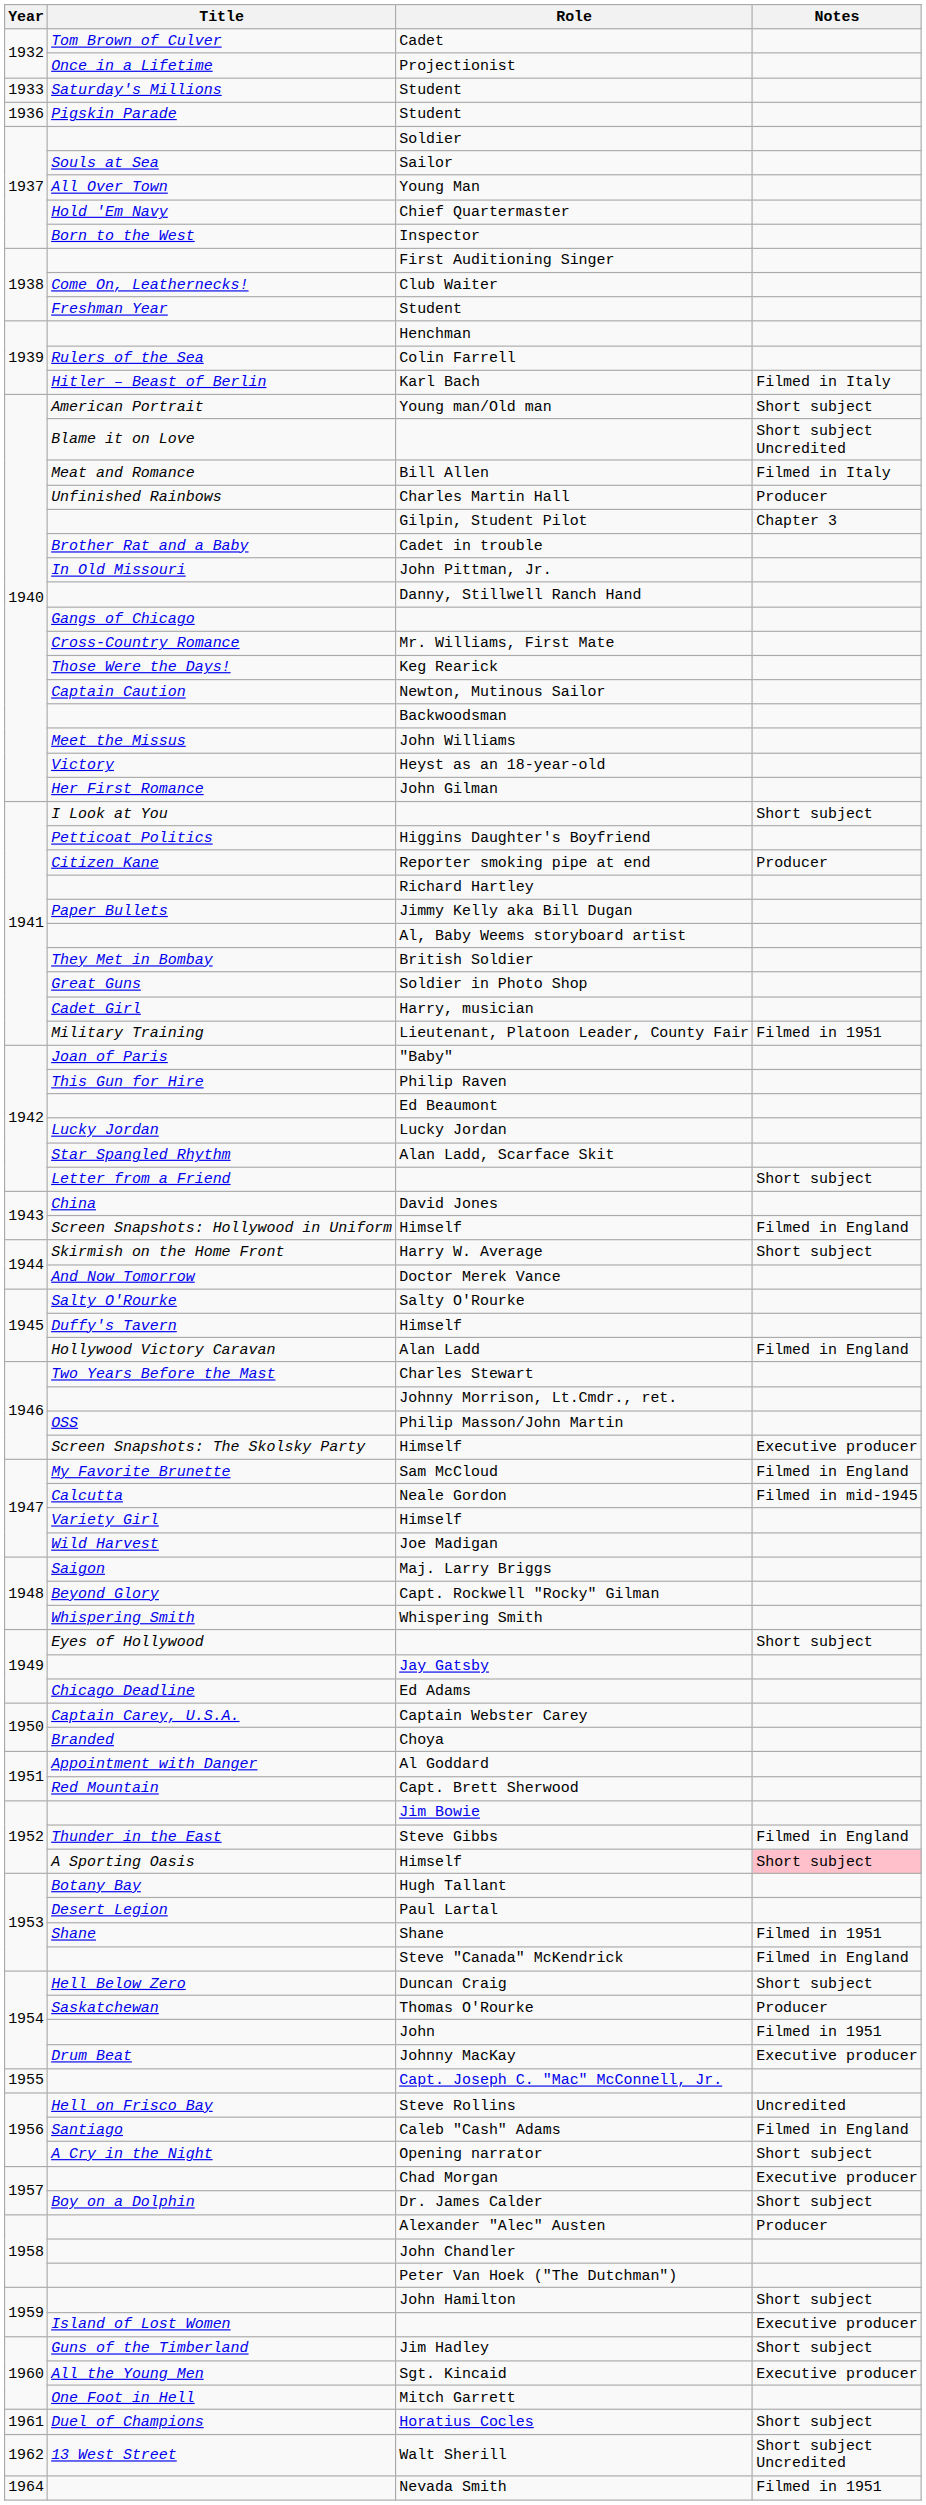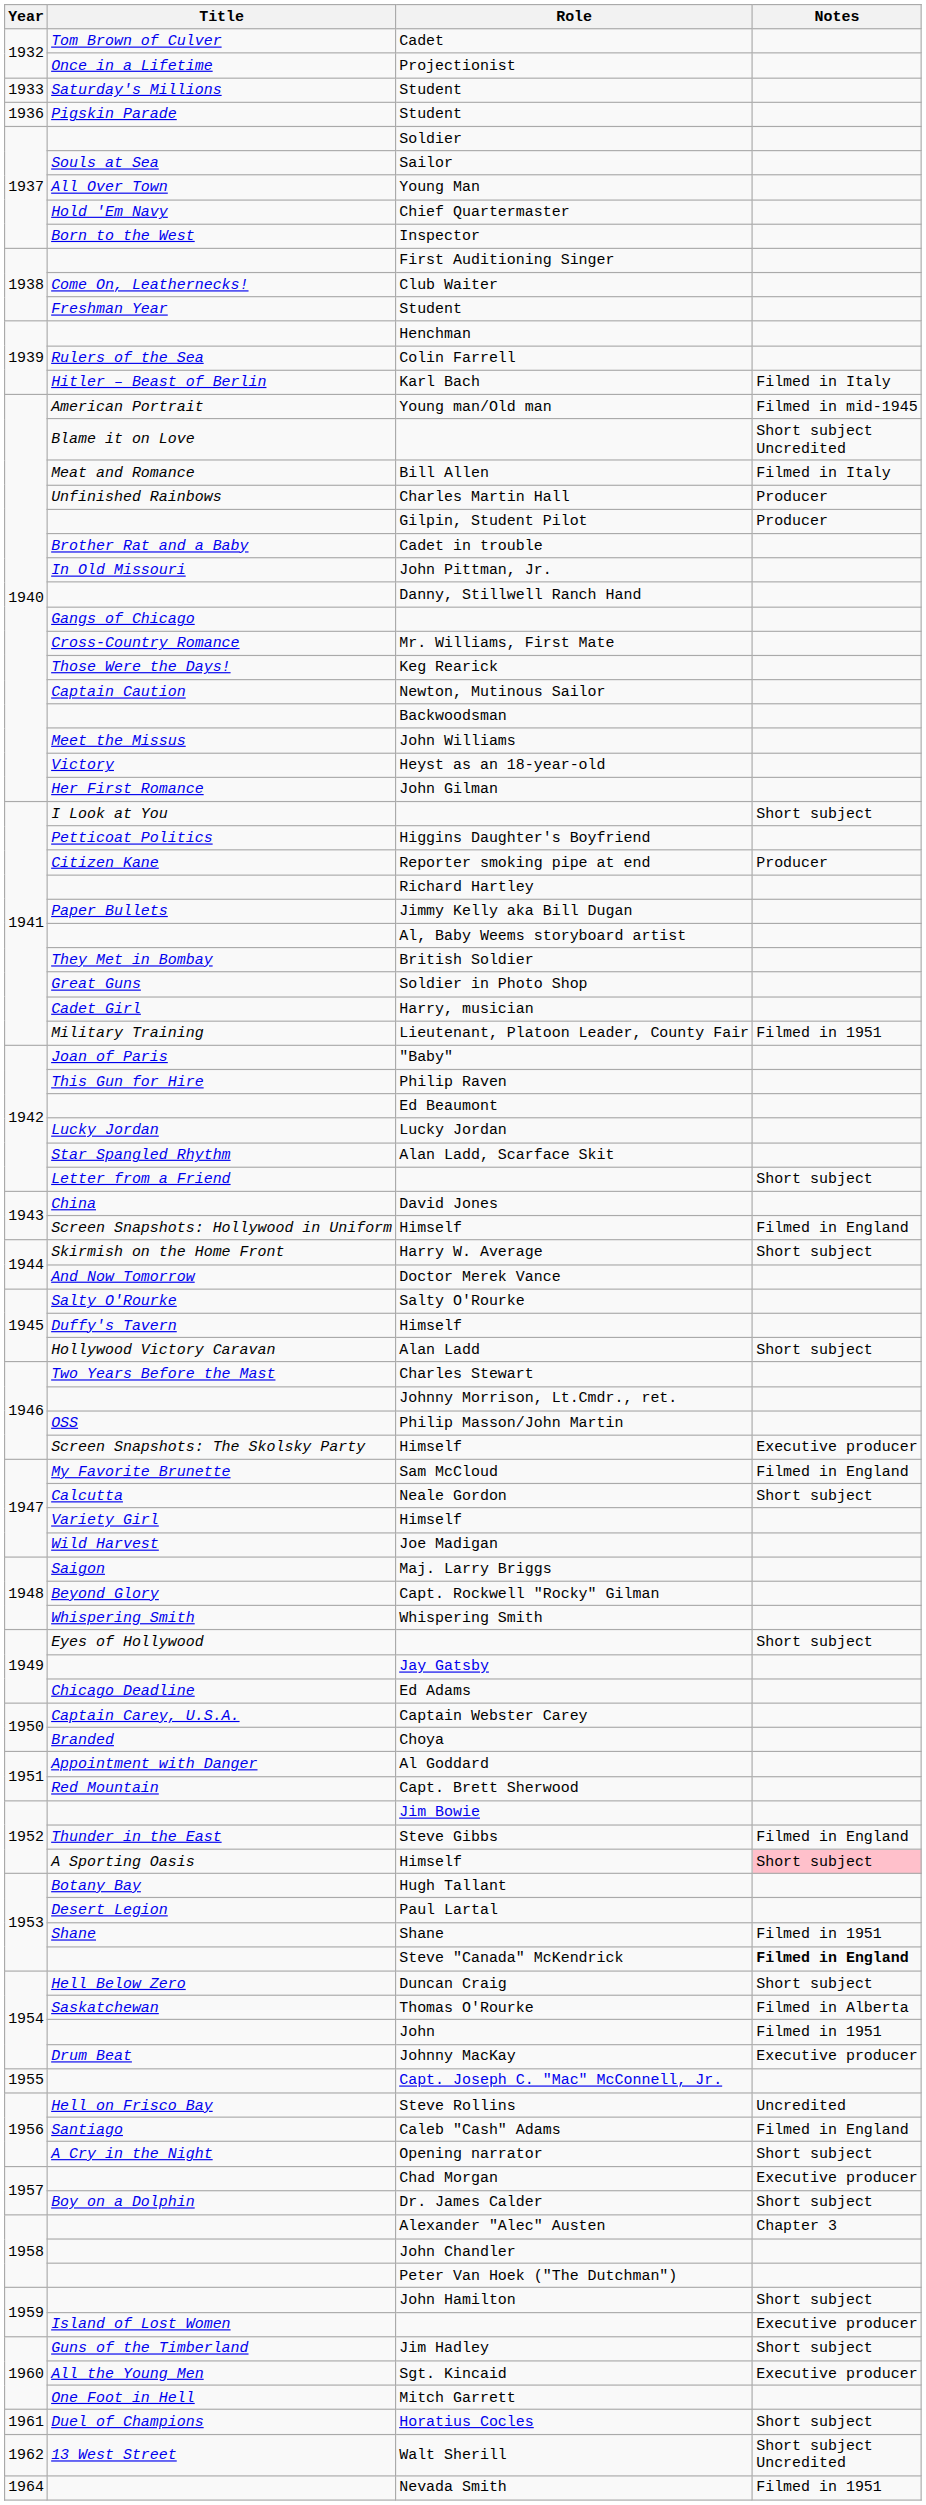(815, 407) Short subject -> (837, 407) Filmed in mid-1945
(797, 521) Chapter 3 -> (792, 521) Producer
(832, 1350) Filmed in England -> (815, 1350) Short subject
(837, 1496) Filmed in mid-1945 -> (815, 1496) Short subject
(832, 1959) normal -> (832, 1959) bold
(792, 2008) Producer -> (832, 2008) Filmed in Alberta
(792, 2227) Producer -> (797, 2227) Chapter 3
